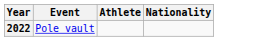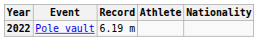+ column: (117, 12)
